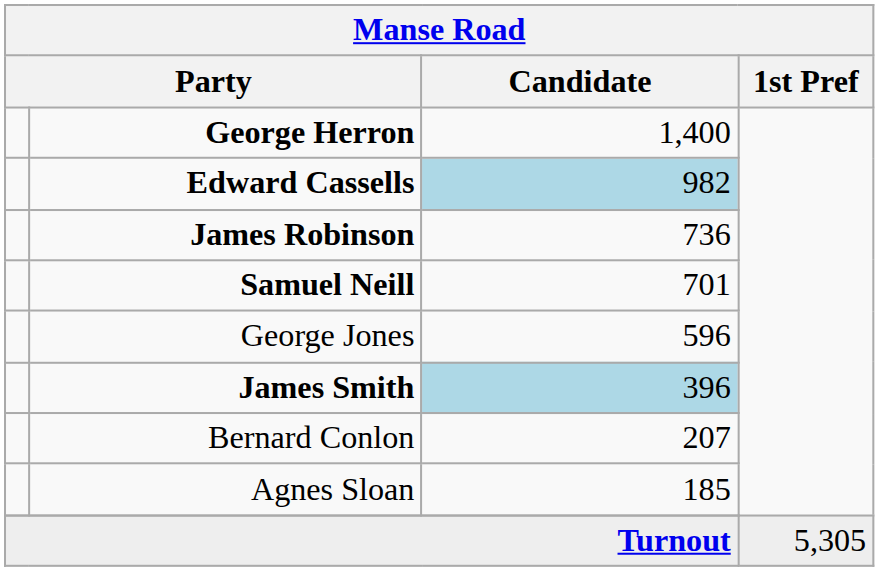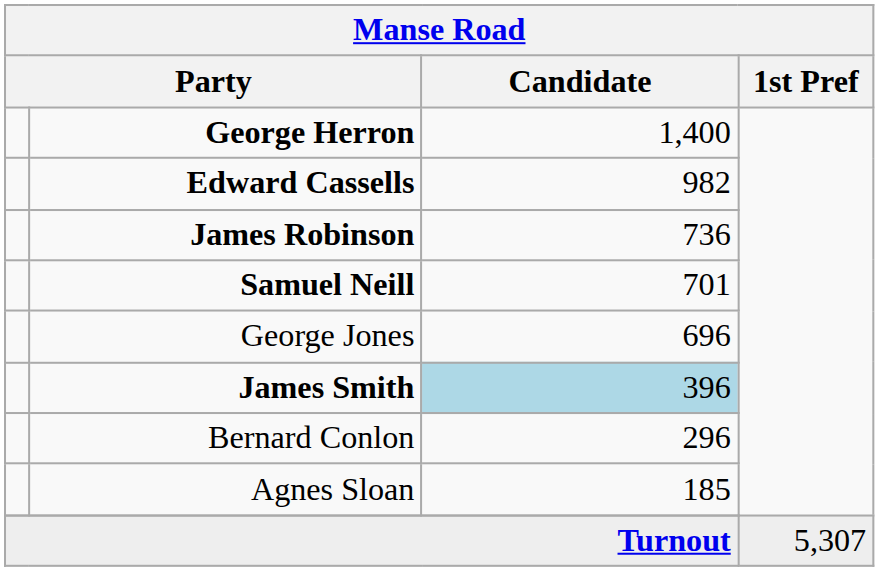(707, 183) lightblue background -> (707, 183) no background
(707, 336) 596 -> (707, 336) 696
(707, 438) 207 -> (707, 438) 296
(830, 540) 5,305 -> (830, 540) 5,307
